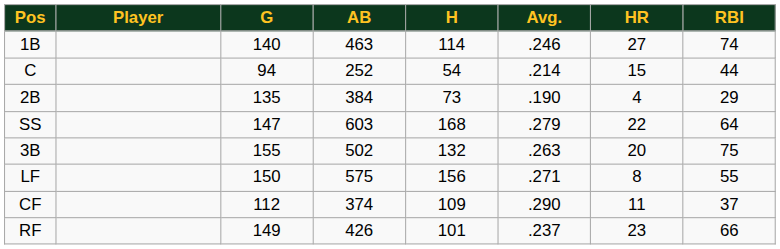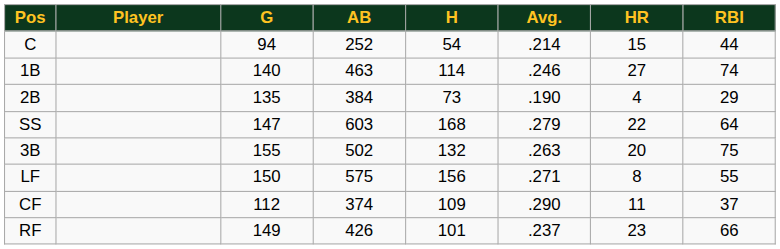rows swapped: (30, 71) <-> (30, 44)
